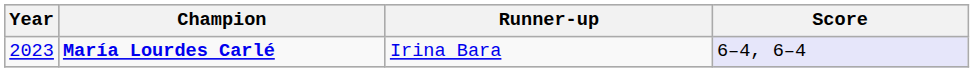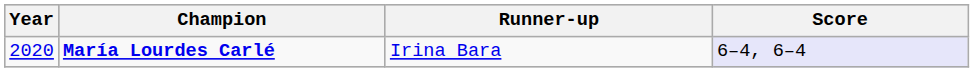(32, 51) 2023 -> (32, 51) 2020
